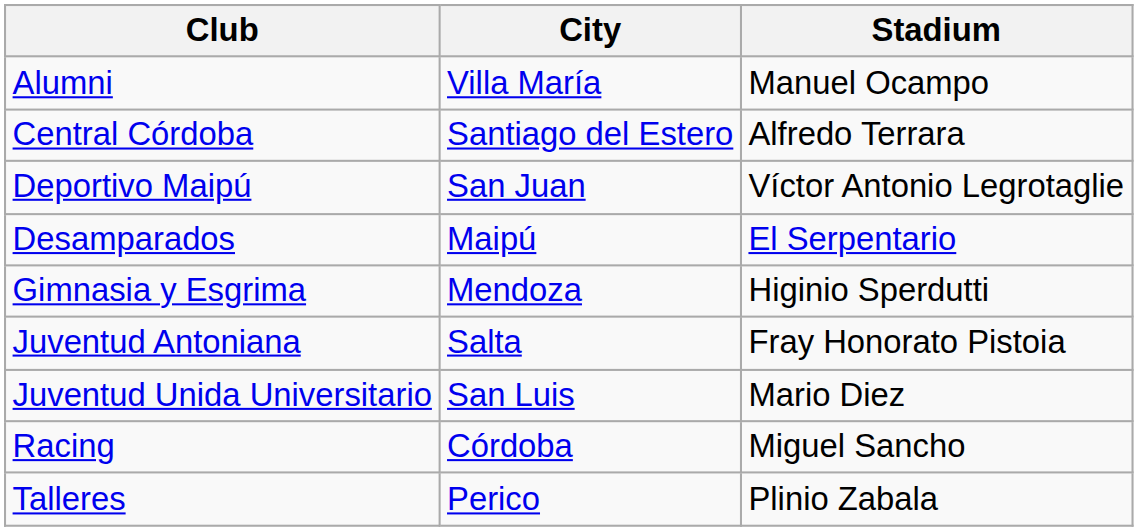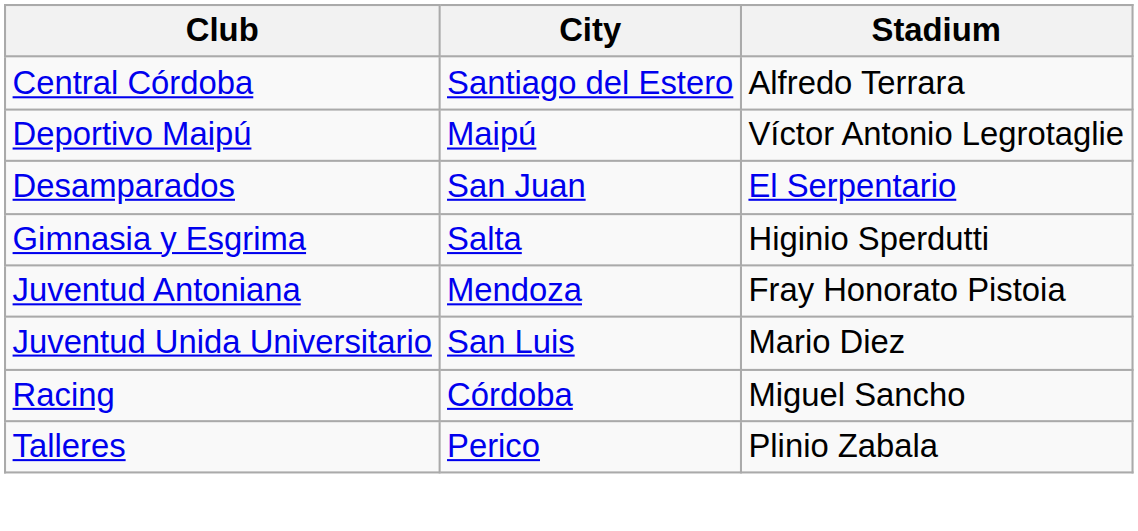- row: (63, 82)
(516, 186) San Juan -> (492, 134) Maipú
(492, 238) Maipú -> (516, 186) San Juan
(514, 290) Mendoza -> (484, 238) Salta
(484, 342) Salta -> (514, 290) Mendoza
